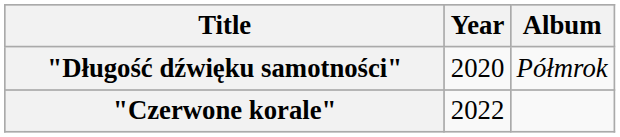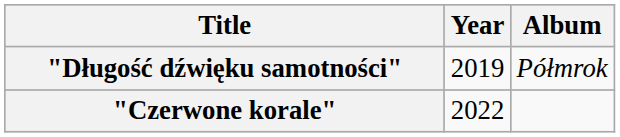(478, 68) 2020 -> (478, 68) 2019
